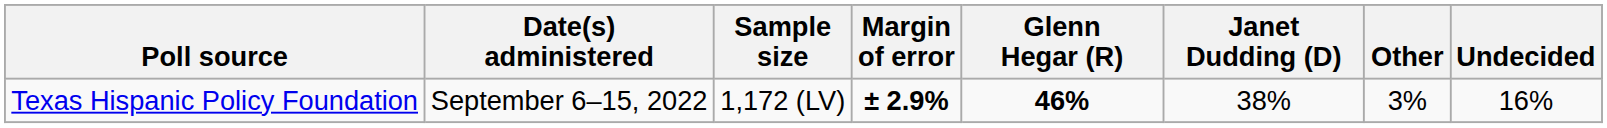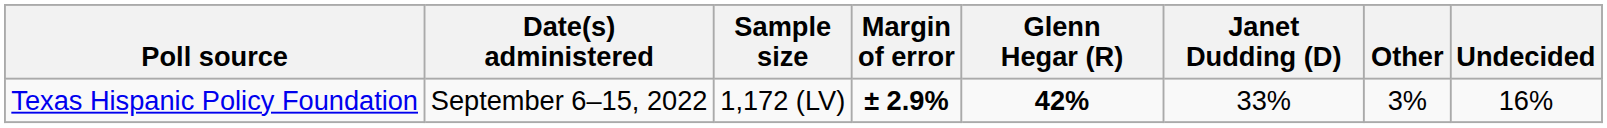(1062, 100) 46% -> (1062, 100) 42%
(1264, 100) 38% -> (1264, 100) 33%
